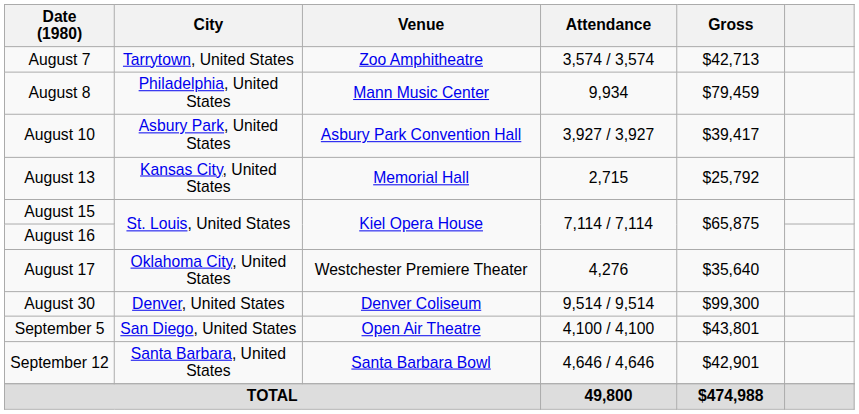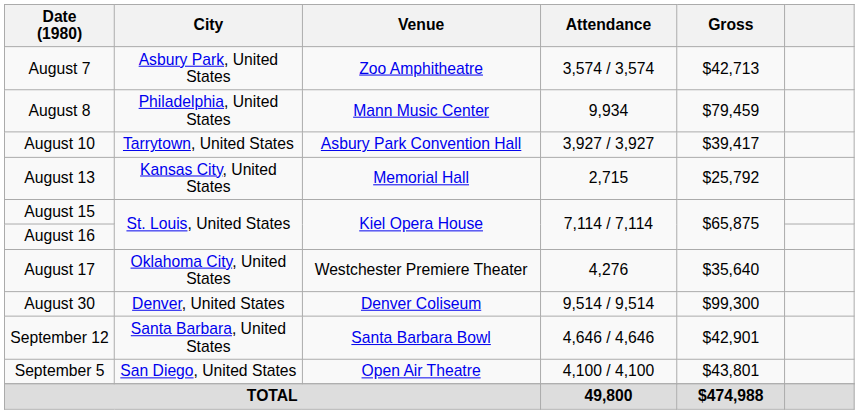(208, 59) Tarrytown, United States -> (208, 68) Asbury Park, United States
(208, 135) Asbury Park, United States -> (208, 144) Tarrytown, United States
rows swapped: (60, 328) <-> (60, 362)
